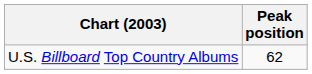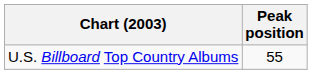(275, 57) 62 -> (275, 57) 55
